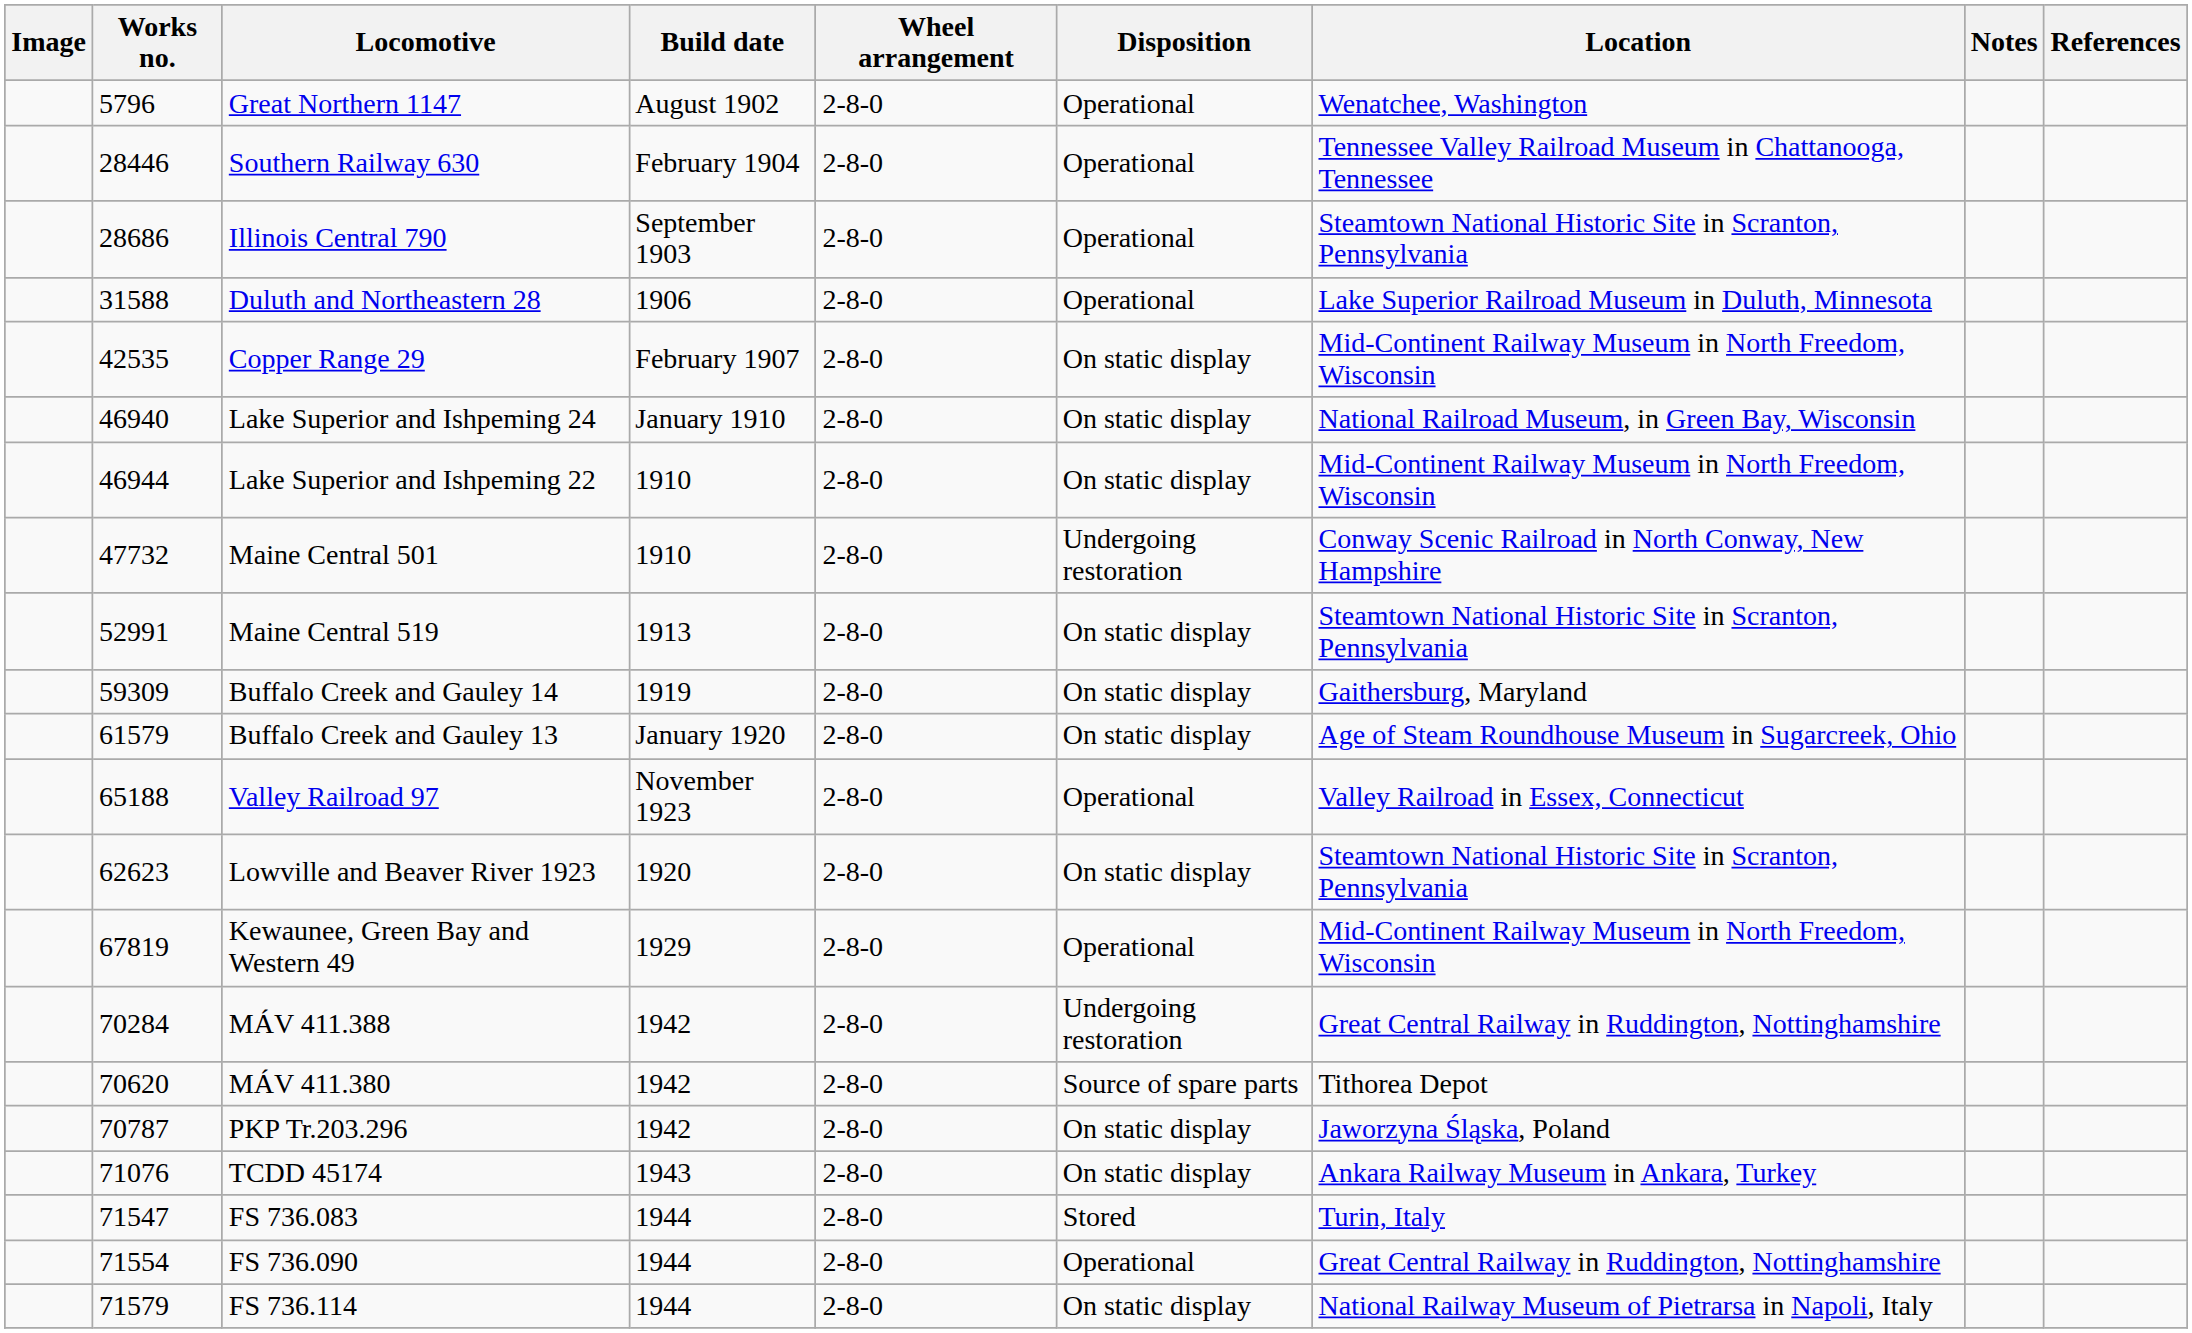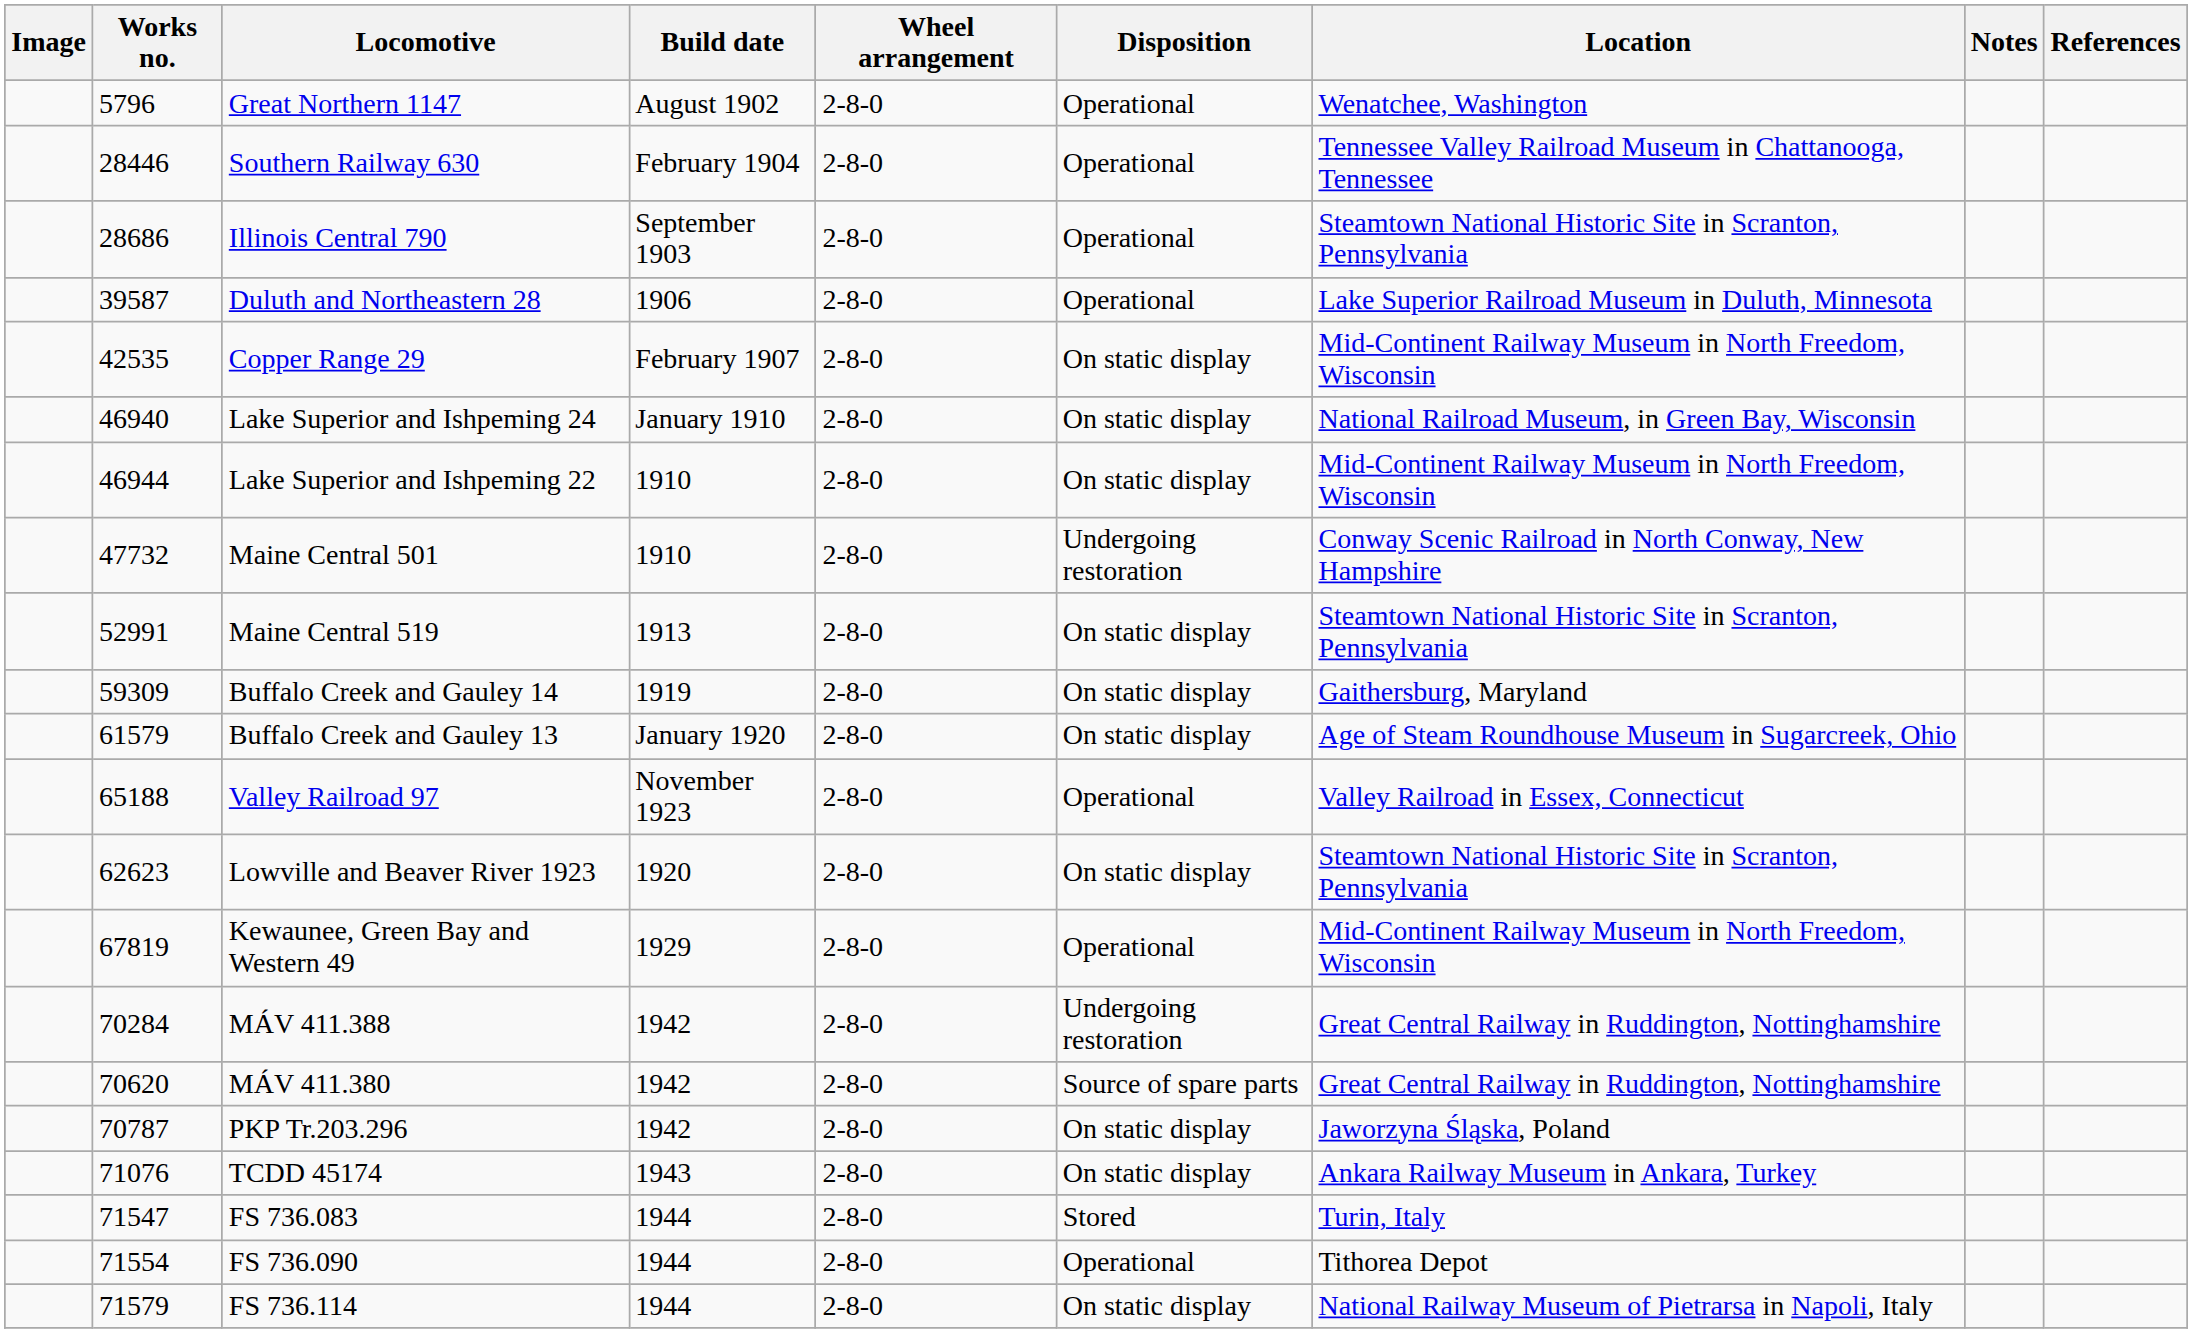(134, 298) 31588 -> (134, 298) 39587
(1403, 1083) Tithorea Depot -> (1630, 1083) Great Central Railway in Ruddington, Nottinghamshire
(1630, 1261) Great Central Railway in Ruddington, Nottinghamshire -> (1403, 1261) Tithorea Depot
